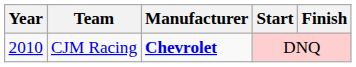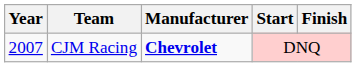(26, 47) 2010 -> (26, 47) 2007
